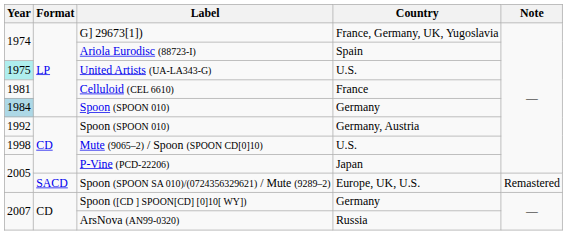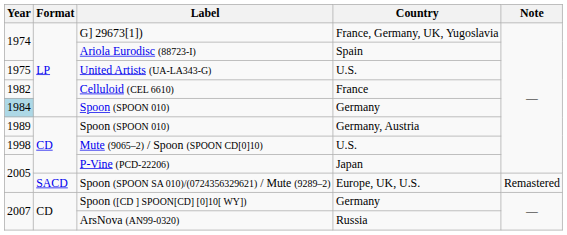(19, 70) paleturquoise background -> (19, 70) no background
(19, 88) 1981 -> (19, 88) 1982
(19, 126) 1992 -> (19, 126) 1989
